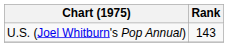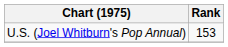(206, 32) 143 -> (206, 32) 153
